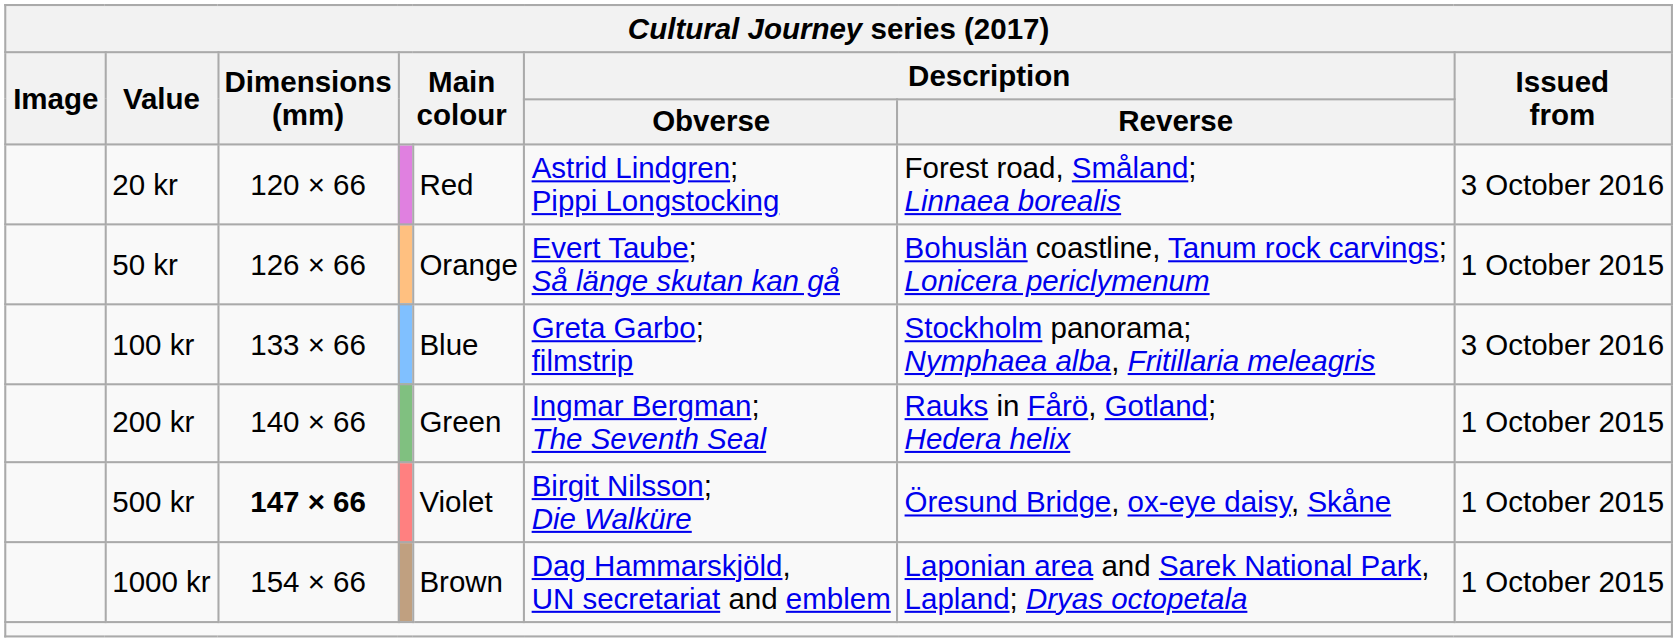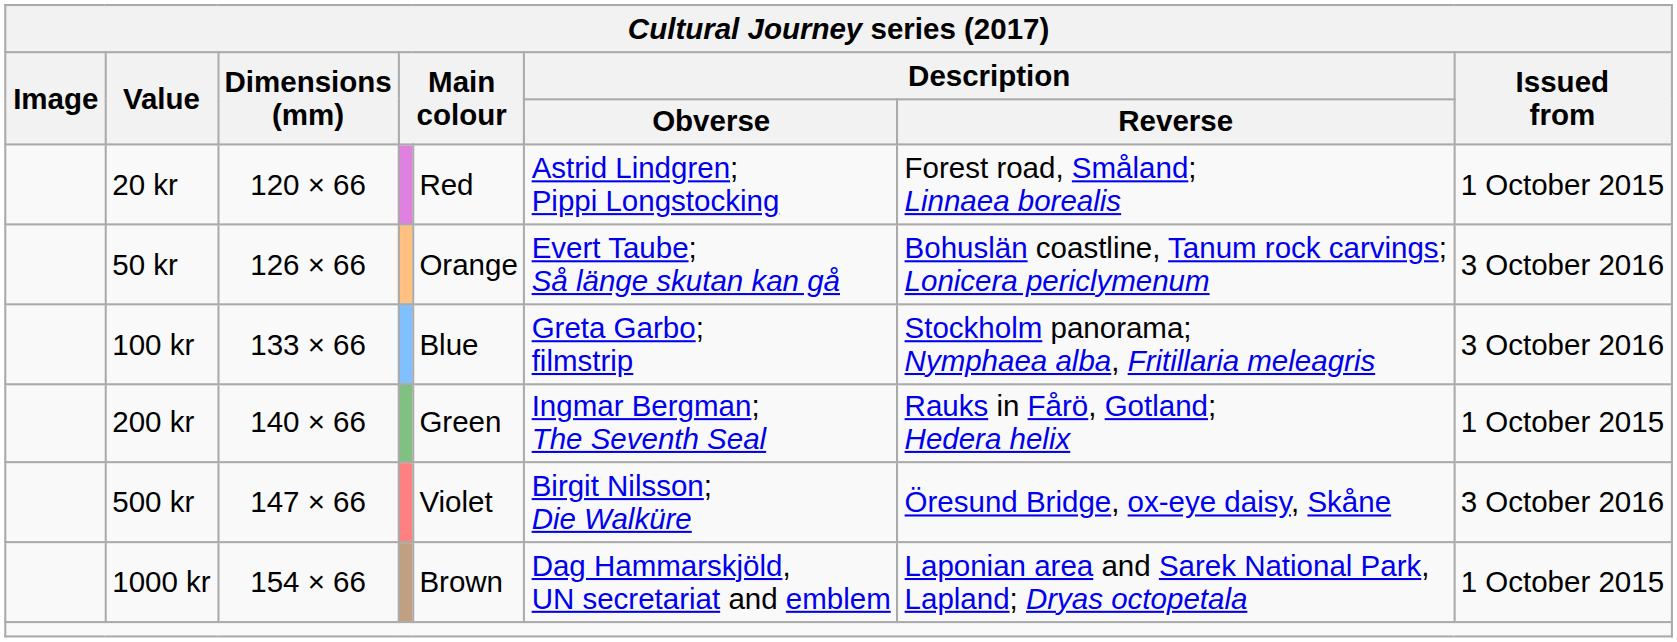(1562, 185) 3 October 2016 -> (1562, 185) 1 October 2015
(1562, 264) 1 October 2015 -> (1562, 264) 3 October 2016
(308, 502) bold -> (308, 502) normal
(1562, 502) 1 October 2015 -> (1562, 502) 3 October 2016
